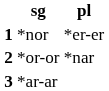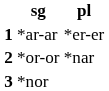(33, 34) *nor -> (37, 34) *ar-ar
(37, 81) *ar-ar -> (33, 81) *nor
